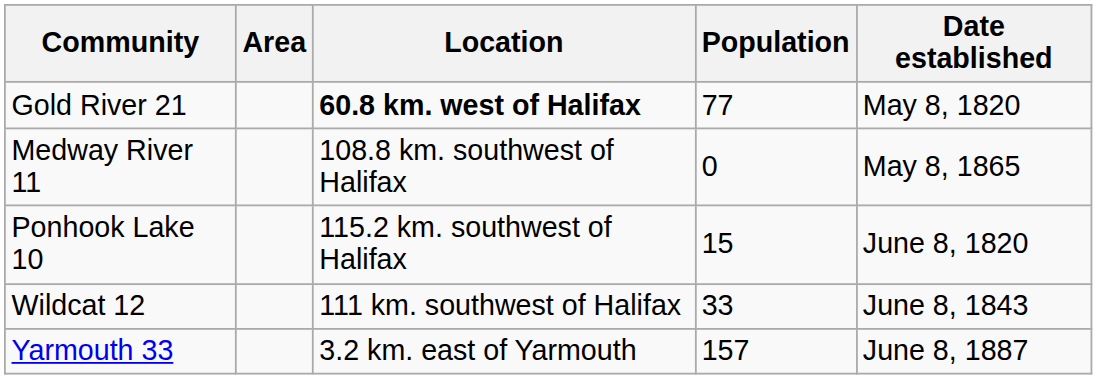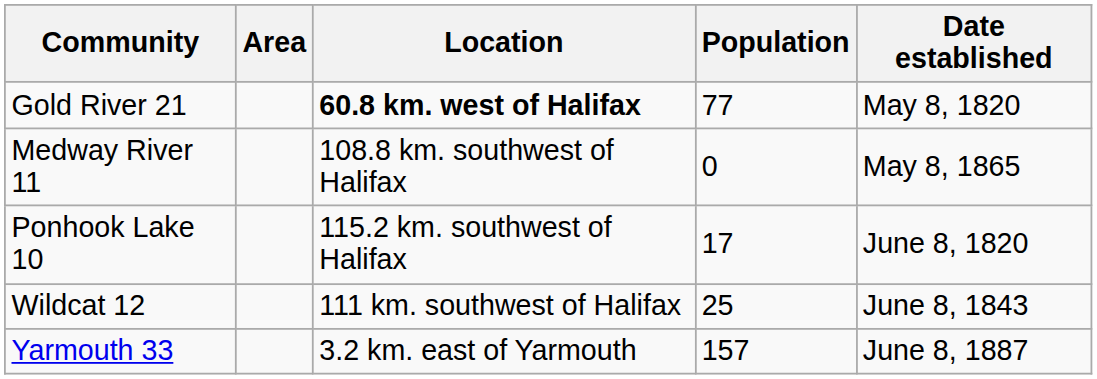(718, 244) 15 -> (718, 244) 17
(718, 305) 33 -> (718, 305) 25
